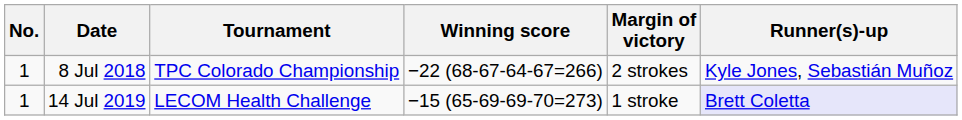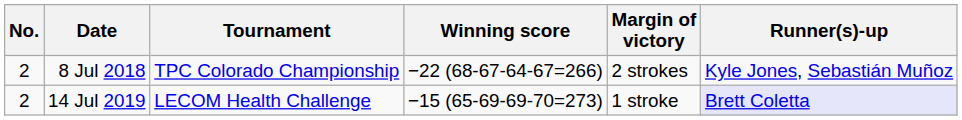(24, 71) 1 -> (24, 71) 2
(24, 100) 1 -> (24, 100) 2
